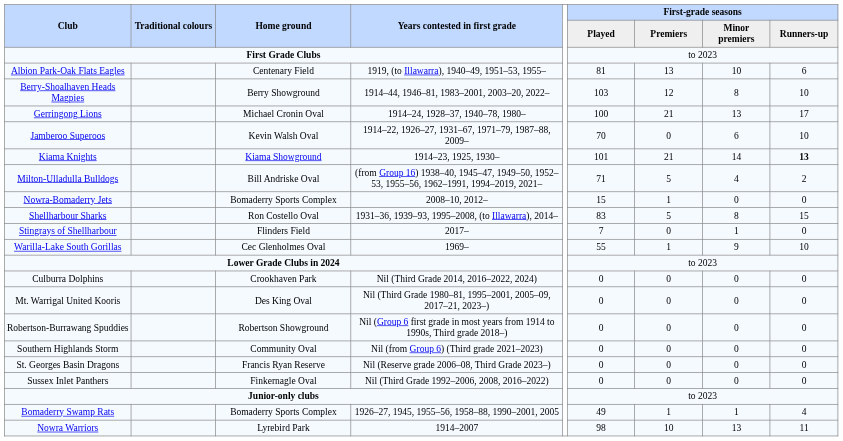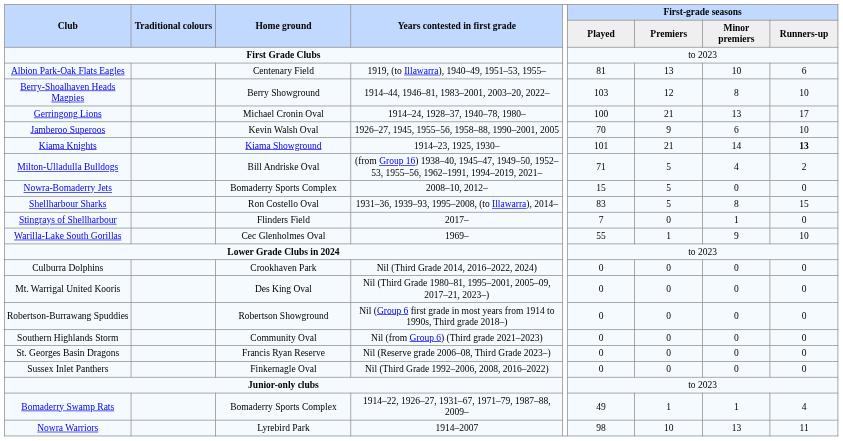(457, 135) 1914–22, 1926–27, 1931–67, 1971–79, 1987–88, 2009– -> (457, 129) 1926–27, 1945, 1955–56, 1958–88, 1990–2001, 2005
(669, 135) 0 -> (669, 129) 9
(669, 199) 1 -> (669, 188) 5
(457, 412) 1926–27, 1945, 1955–56, 1958–88, 1990–2001, 2005 -> (457, 406) 1914–22, 1926–27, 1931–67, 1971–79, 1987–88, 2009–
